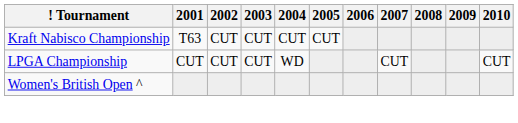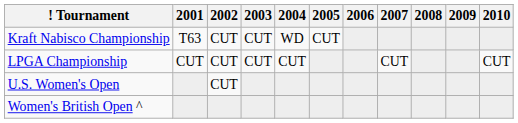(292, 38) CUT -> (292, 38) WD
(292, 61) WD -> (292, 61) CUT
+ row: (64, 84)
